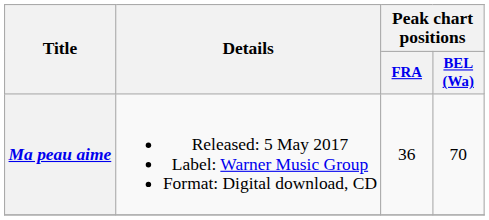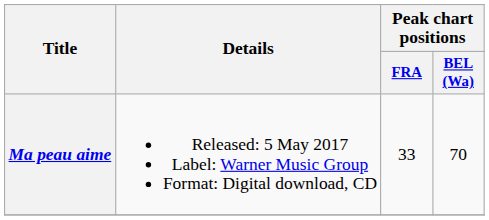(407, 154) 36 -> (407, 154) 33
